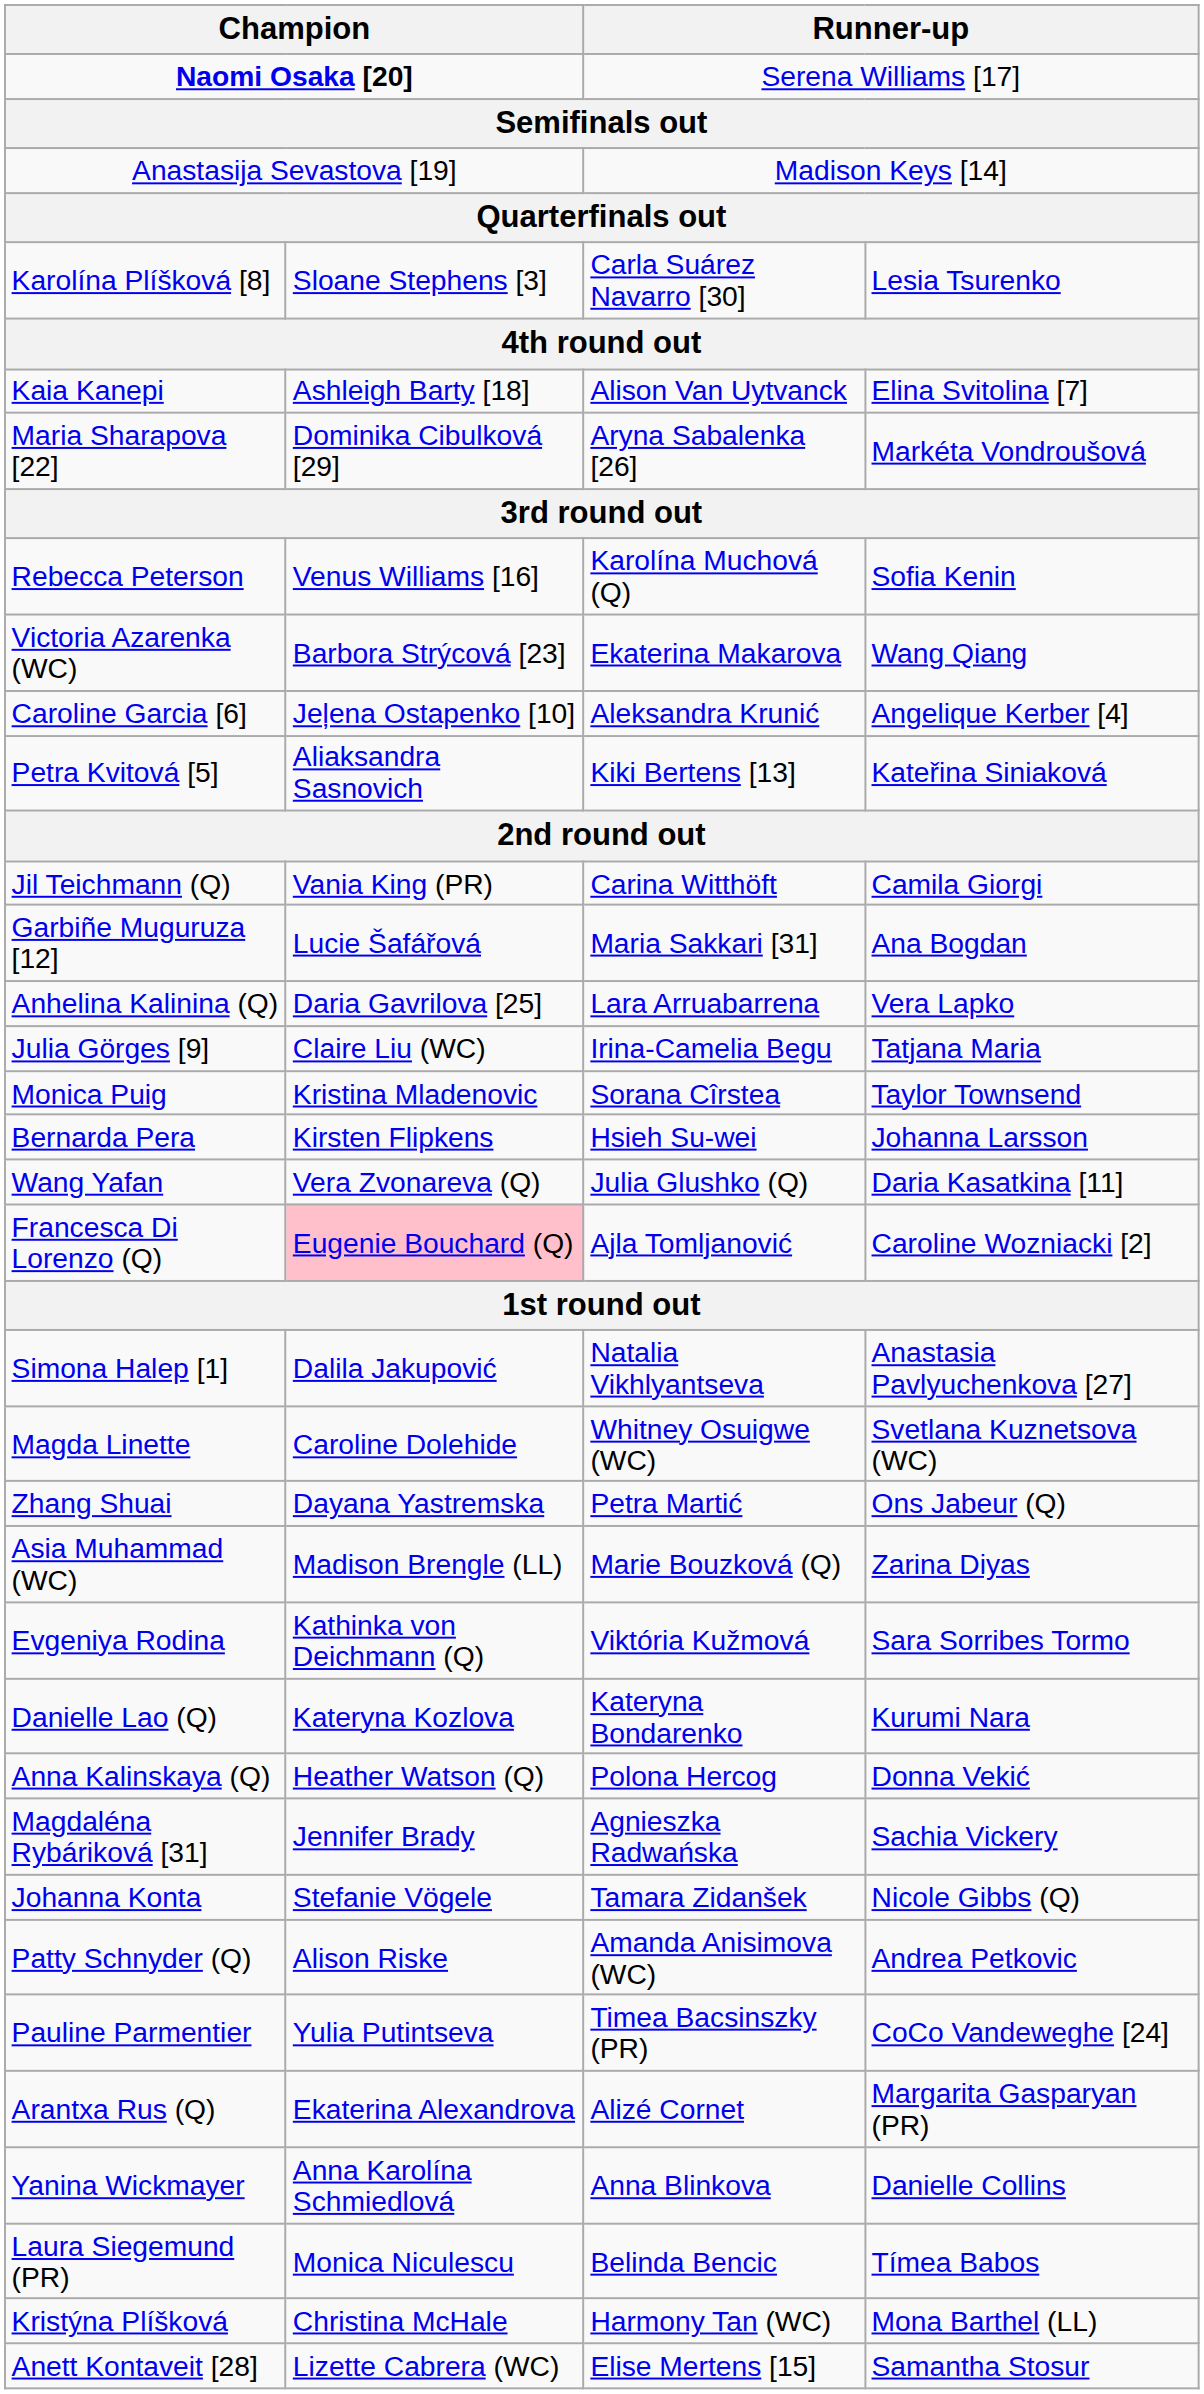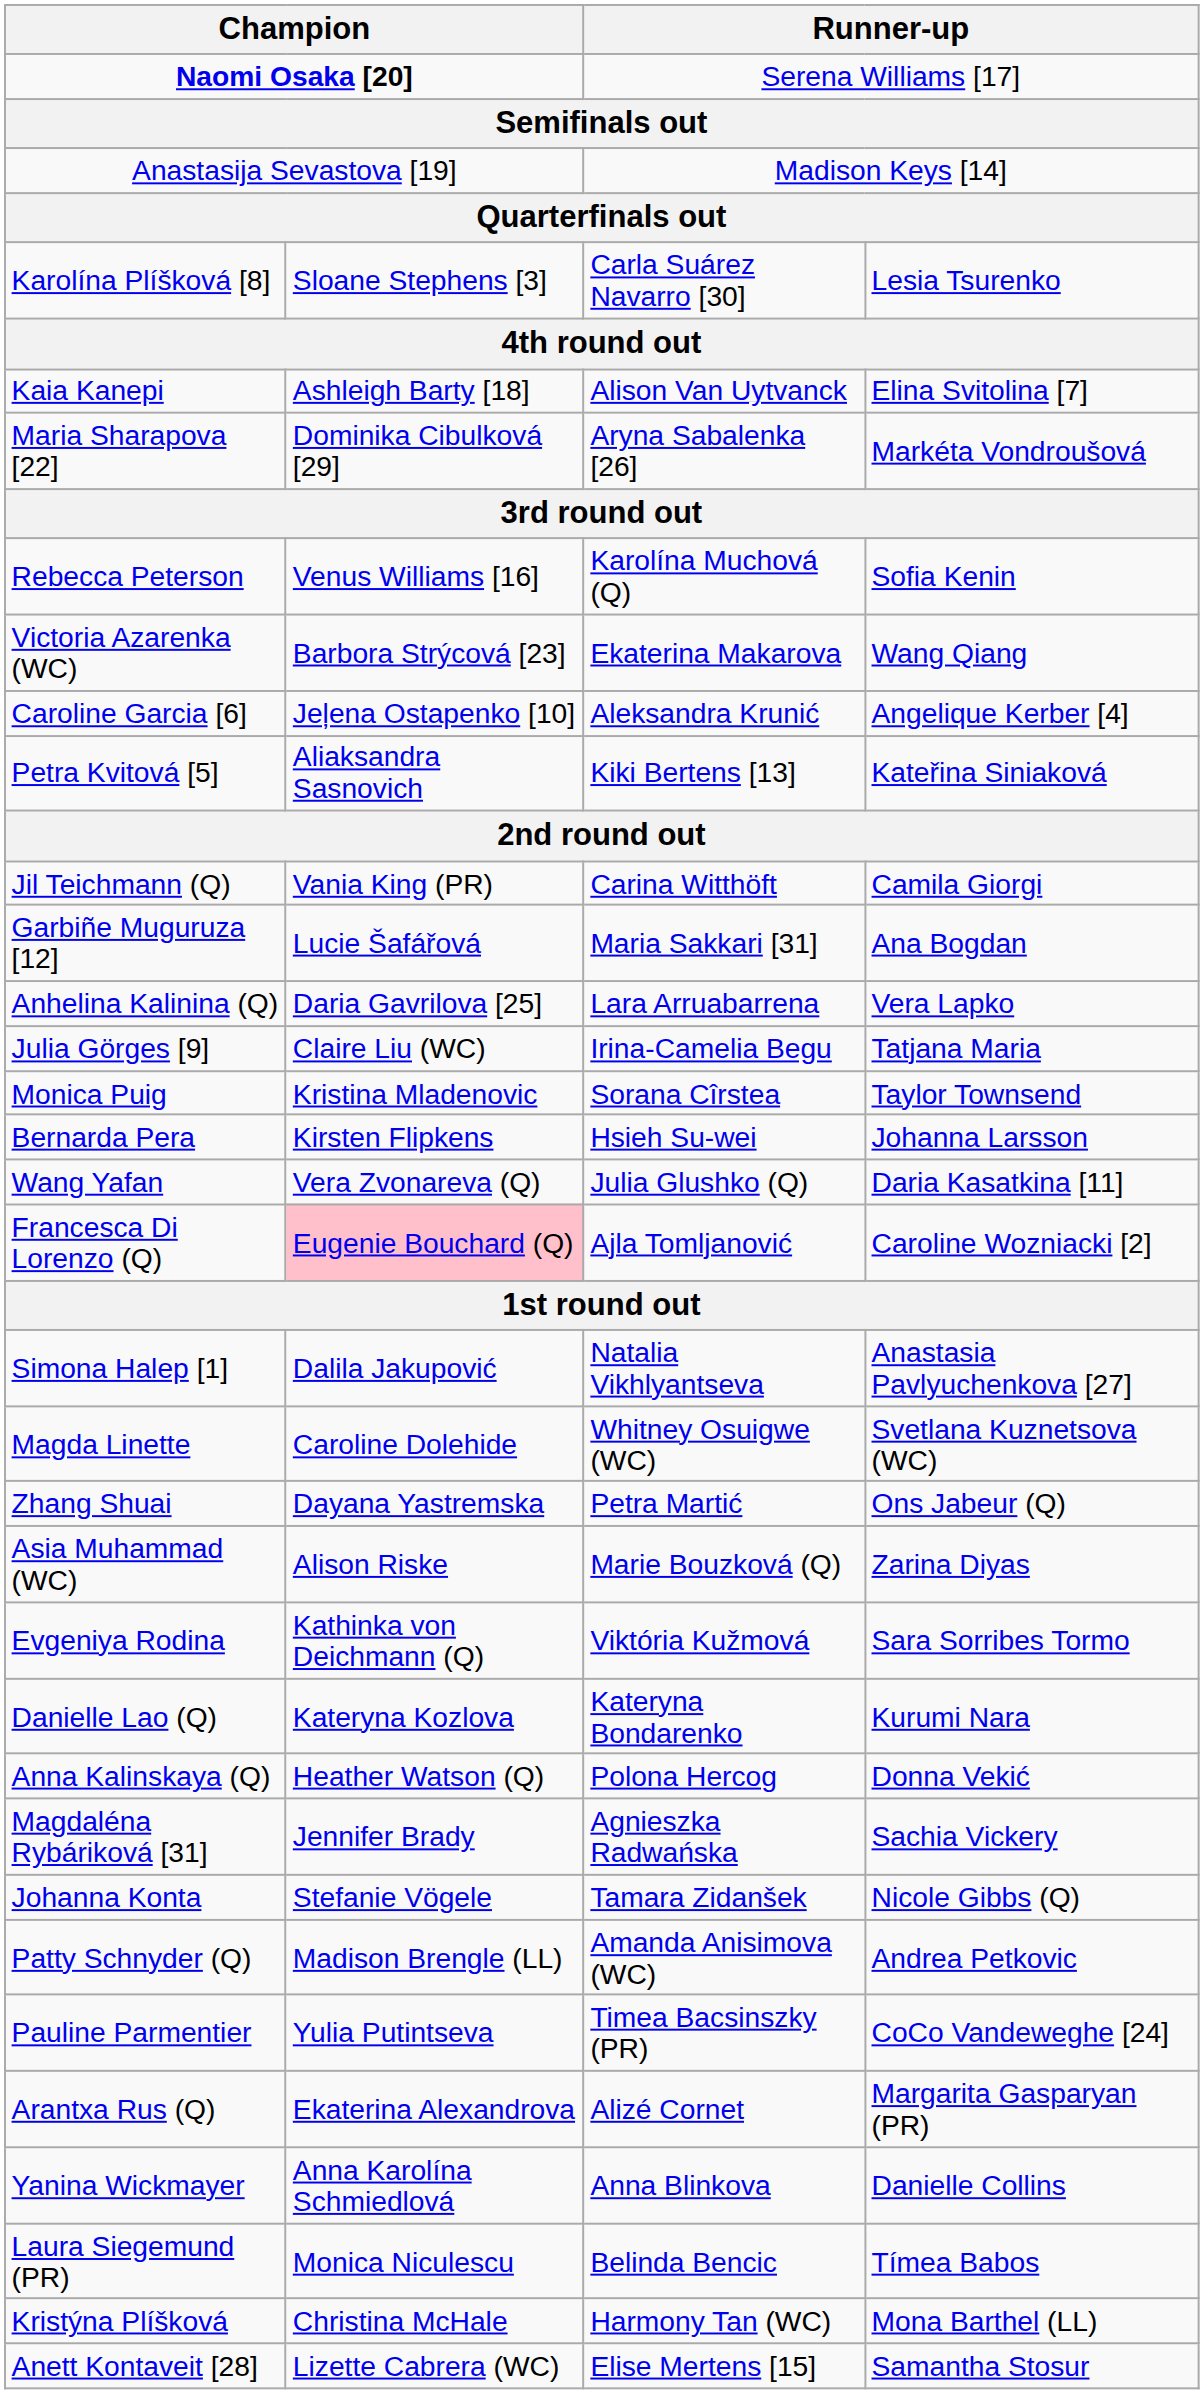(428, 1565) Madison Brengle (LL) -> (370, 1565) Alison Riske
(370, 1958) Alison Riske -> (428, 1958) Madison Brengle (LL)
